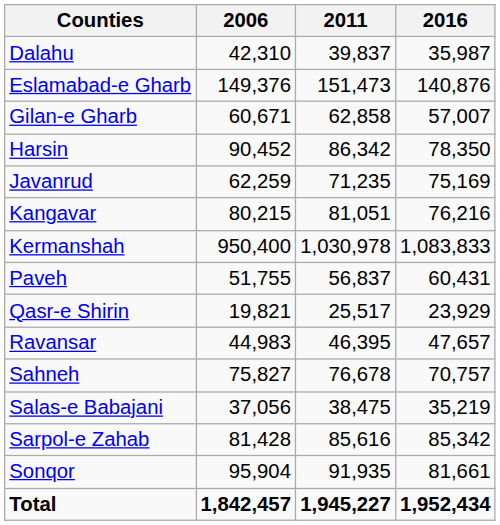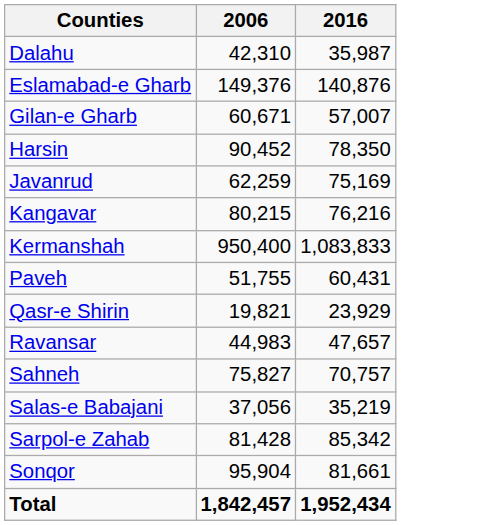- column: (346, 20)
